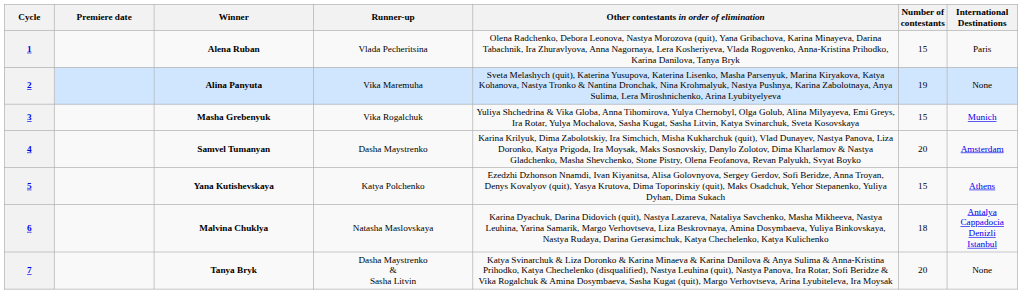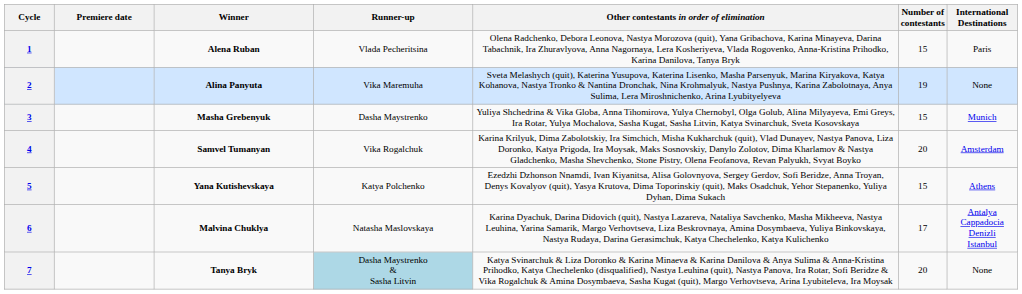(393, 117) Vika Rogalchuk -> (393, 117) Dasha Maystrenko
(393, 149) Dasha Maystrenko -> (393, 149) Vika Rogalchuk
(923, 228) 18 -> (923, 228) 17
(393, 271) no background -> (393, 271) lightblue background
